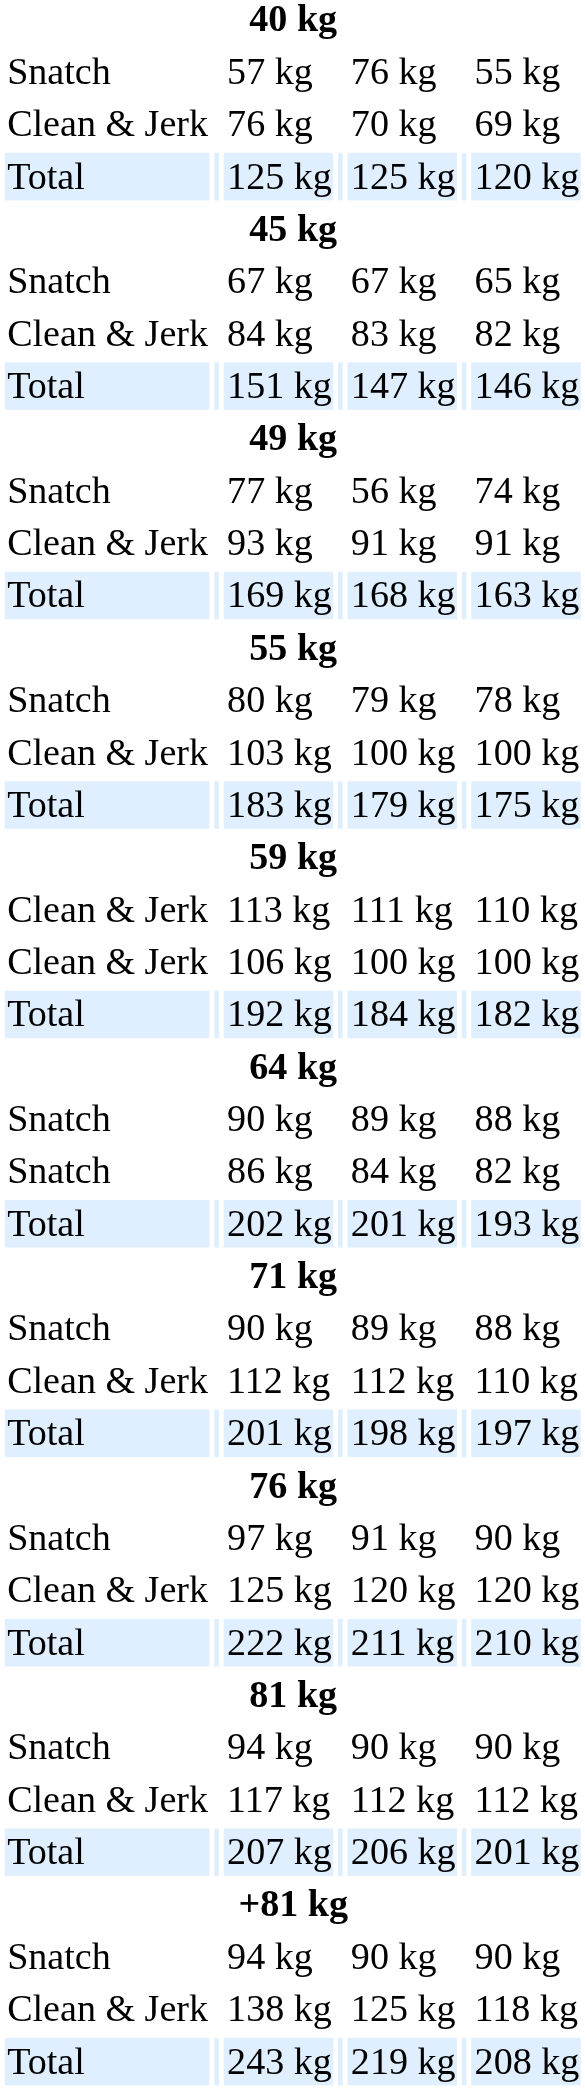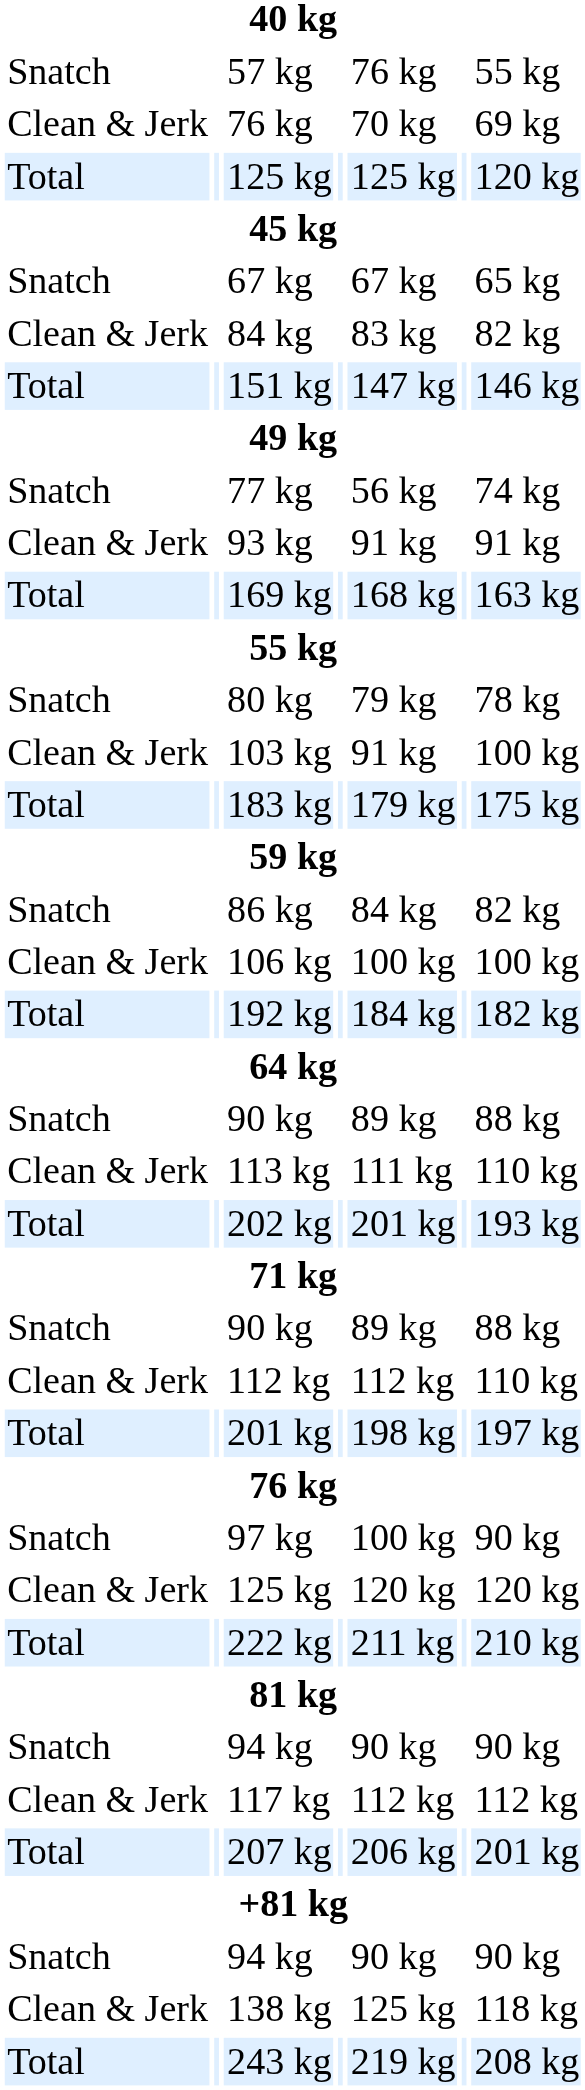(403, 751) 100 kg -> (394, 751) 91 kg
rows swapped: (59, 1170) <-> (108, 908)
(394, 1537) 91 kg -> (403, 1537) 100 kg
